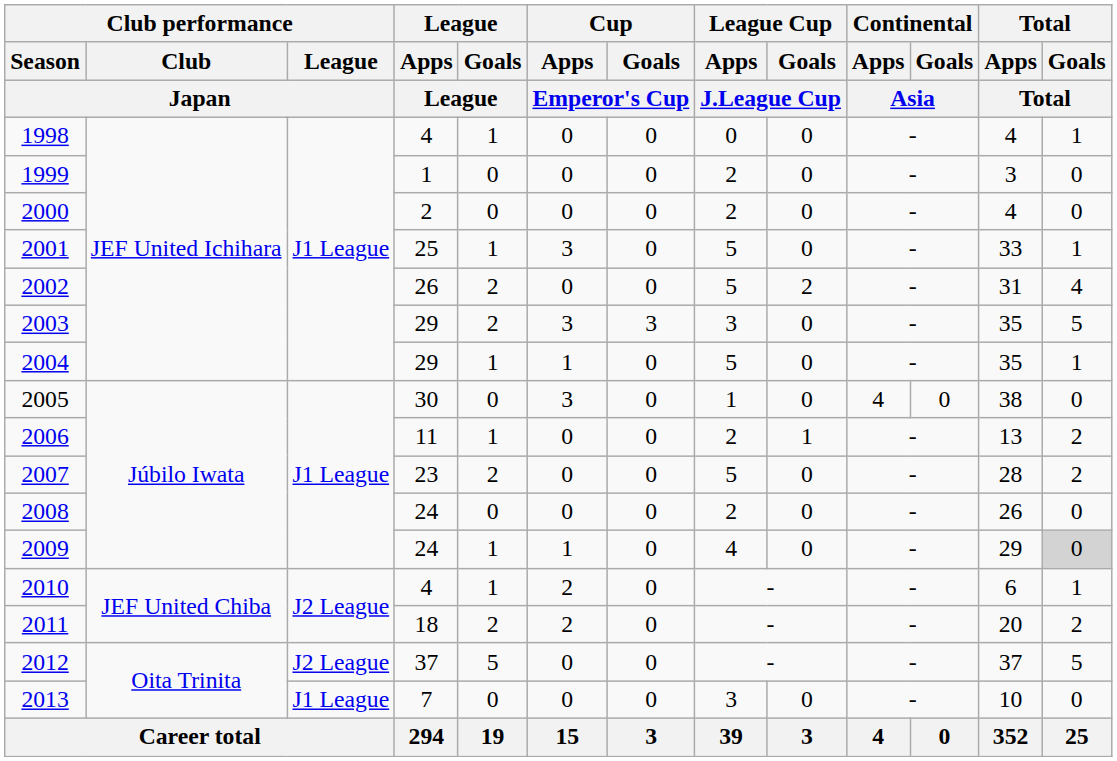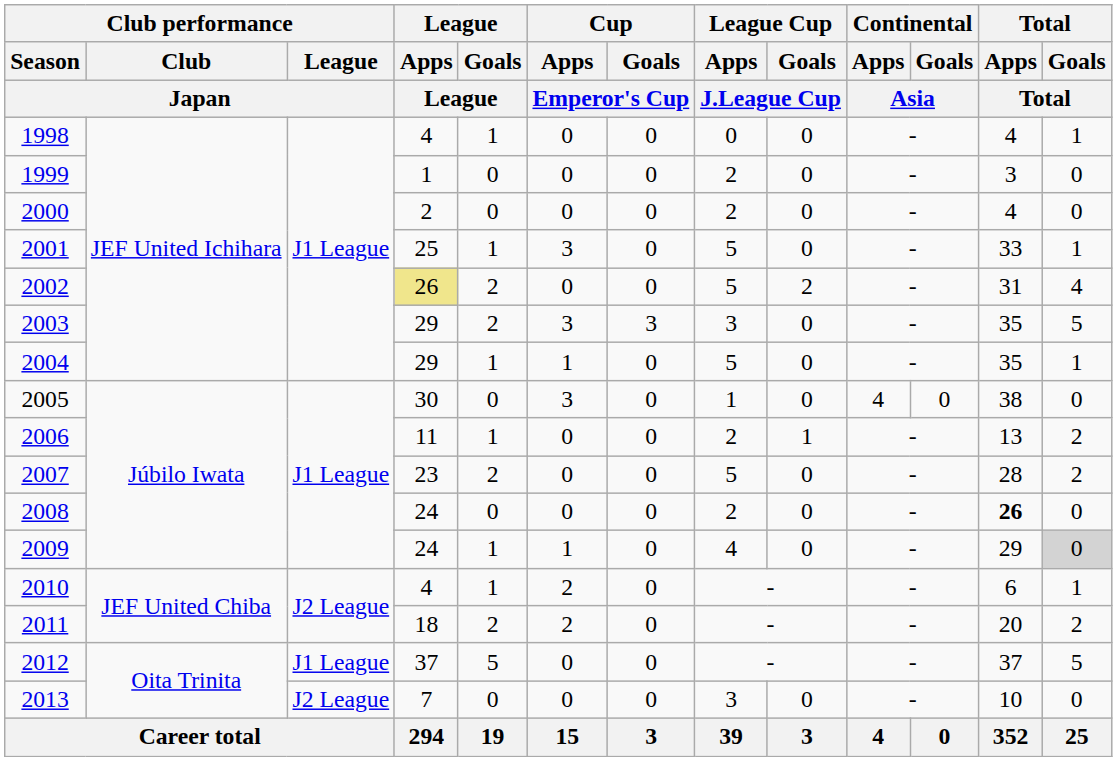(426, 286) no background -> (426, 286) khaki background
(1011, 511) normal -> (1011, 511) bold
(341, 661) J2 League -> (341, 661) J1 League
(341, 699) J1 League -> (341, 699) J2 League
